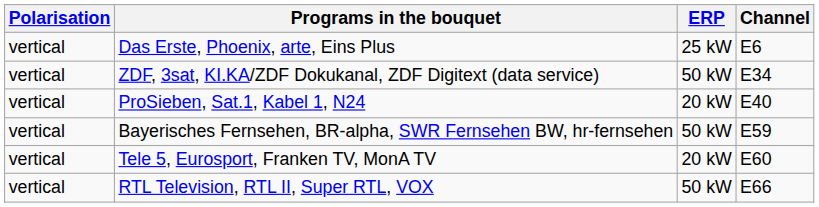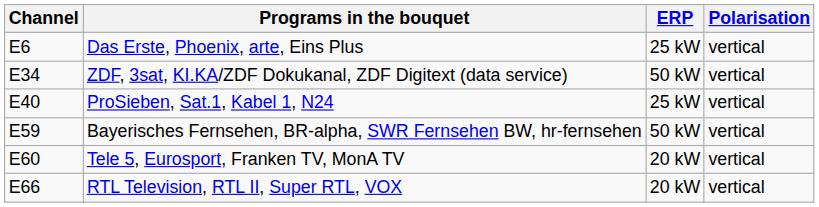columns swapped: (775, 18) <-> (59, 18)
(707, 103) 20 kW -> (675, 103) 25 kW
(707, 187) 50 kW -> (675, 187) 20 kW
